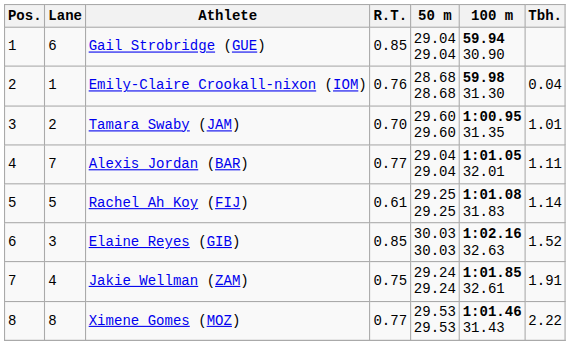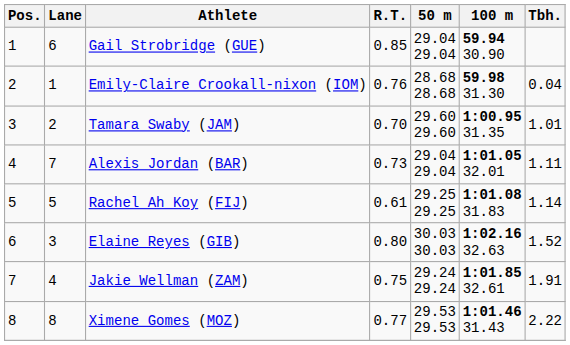(390, 164) 0.77 -> (390, 164) 0.73
(390, 242) 0.85 -> (390, 242) 0.80
